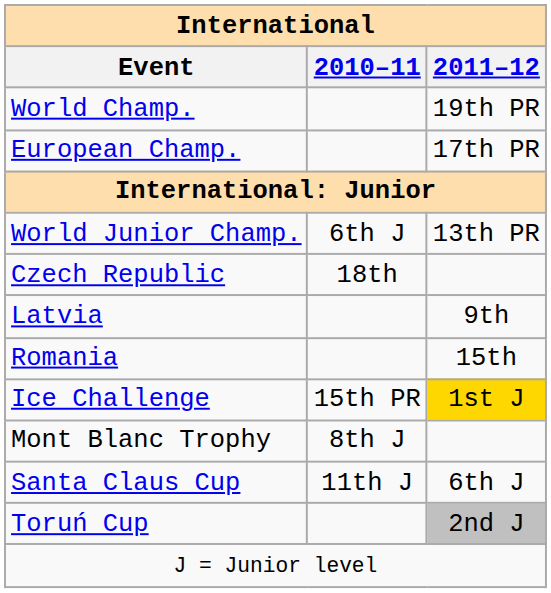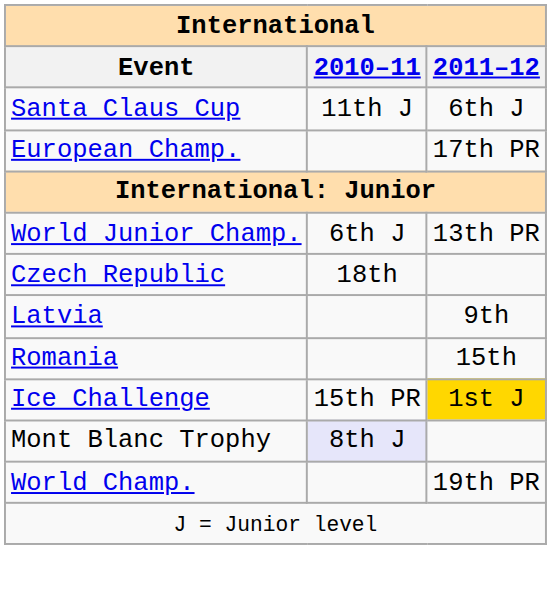rows swapped: (103, 109) <-> (126, 483)
(367, 441) no background -> (367, 441) lavender background
- row: (80, 524)
